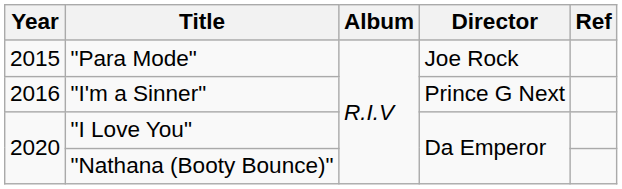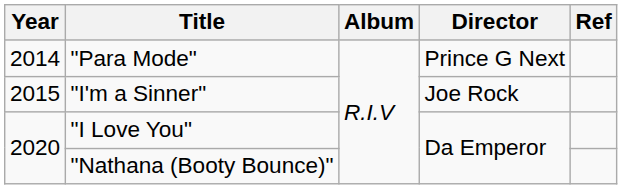(35, 58) 2015 -> (35, 58) 2014
(472, 58) Joe Rock -> (495, 58) Prince G Next
(35, 93) 2016 -> (35, 93) 2015
(495, 93) Prince G Next -> (472, 93) Joe Rock
